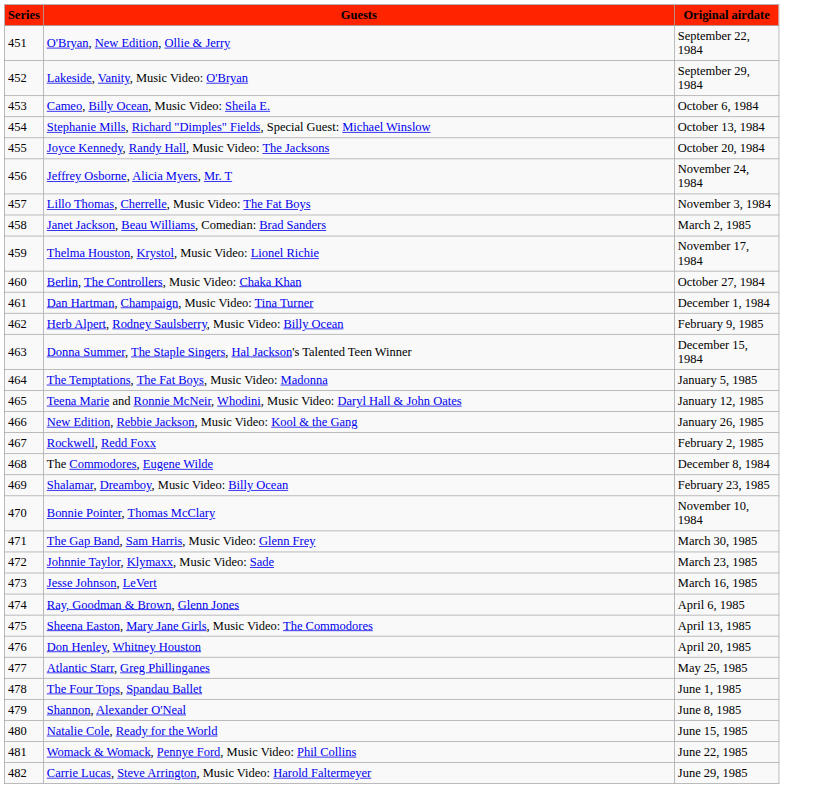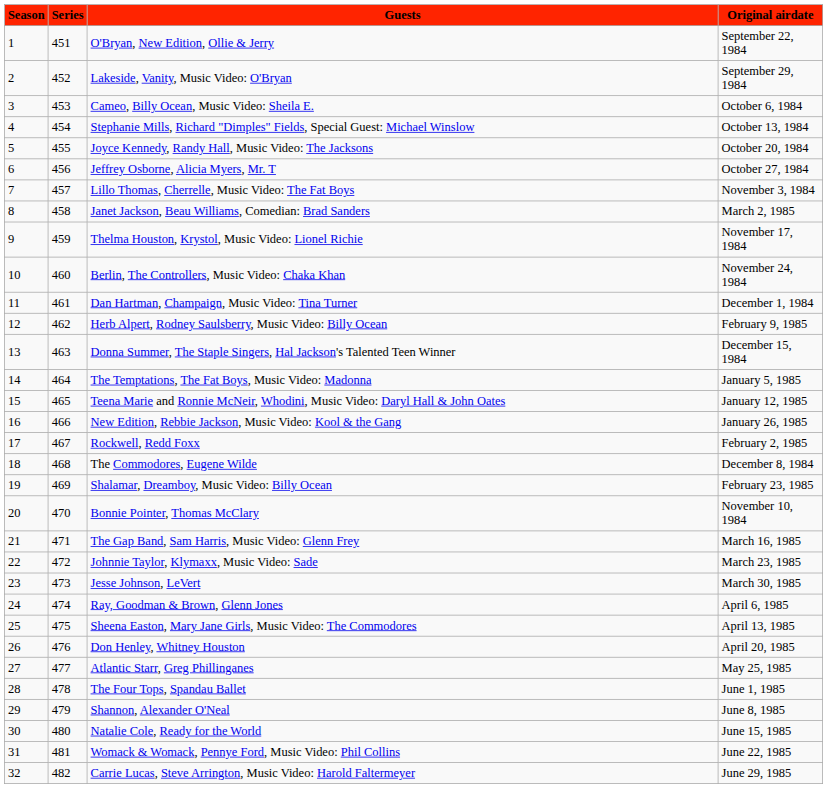+ column: (26, 15)
(714, 176) November 24, 1984 -> (765, 169) October 27, 1984
(721, 281) October 27, 1984 -> (757, 274) November 24, 1984
(718, 541) March 30, 1985 -> (761, 541) March 16, 1985
(718, 583) March 16, 1985 -> (761, 583) March 30, 1985
